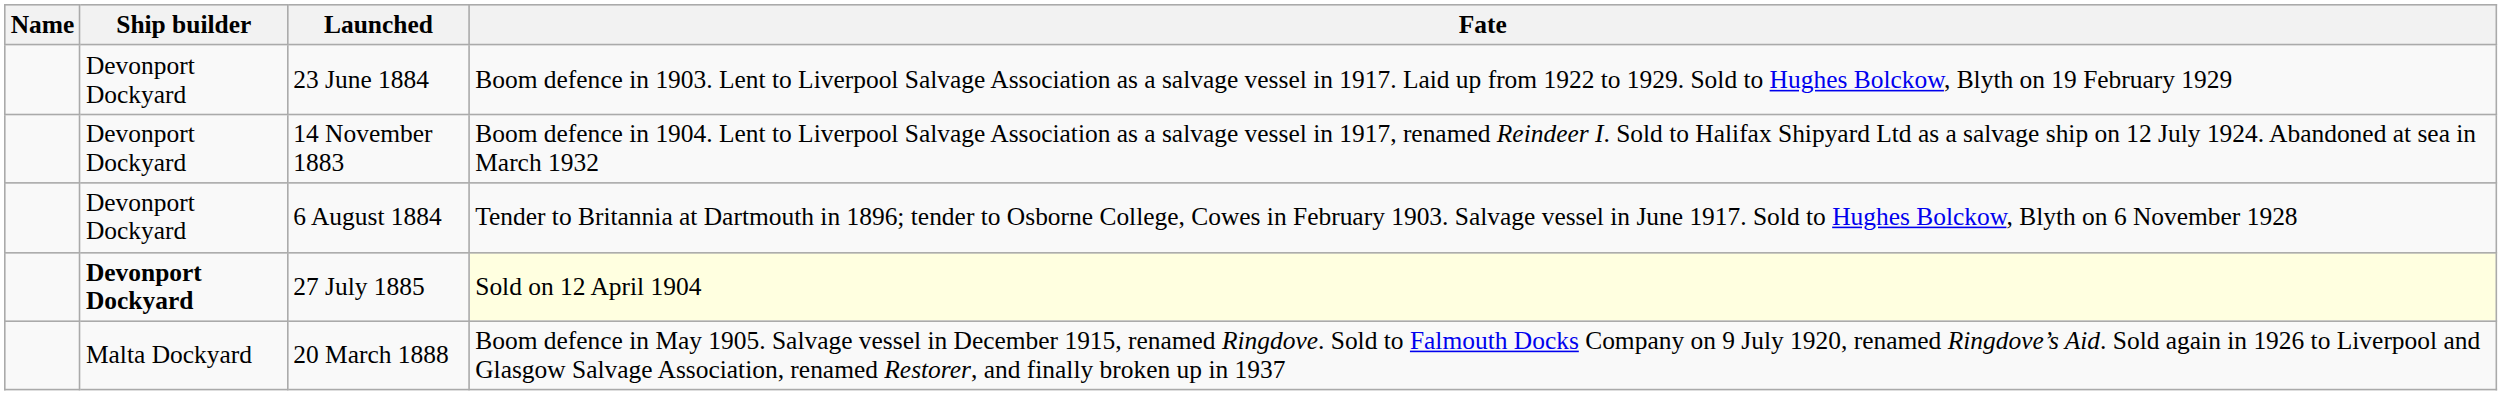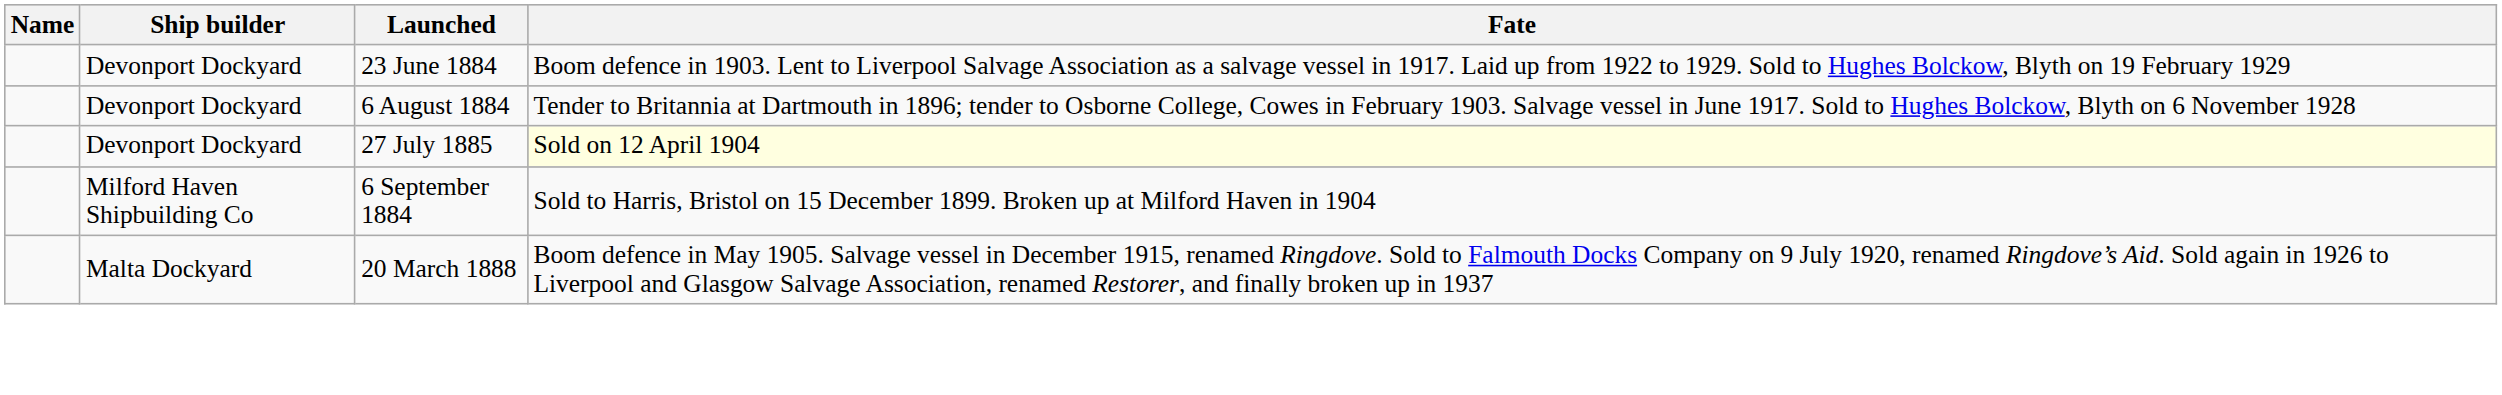- row: (363, 148)
(144, 286) bold -> (194, 145) normal
+ row: (425, 200)
